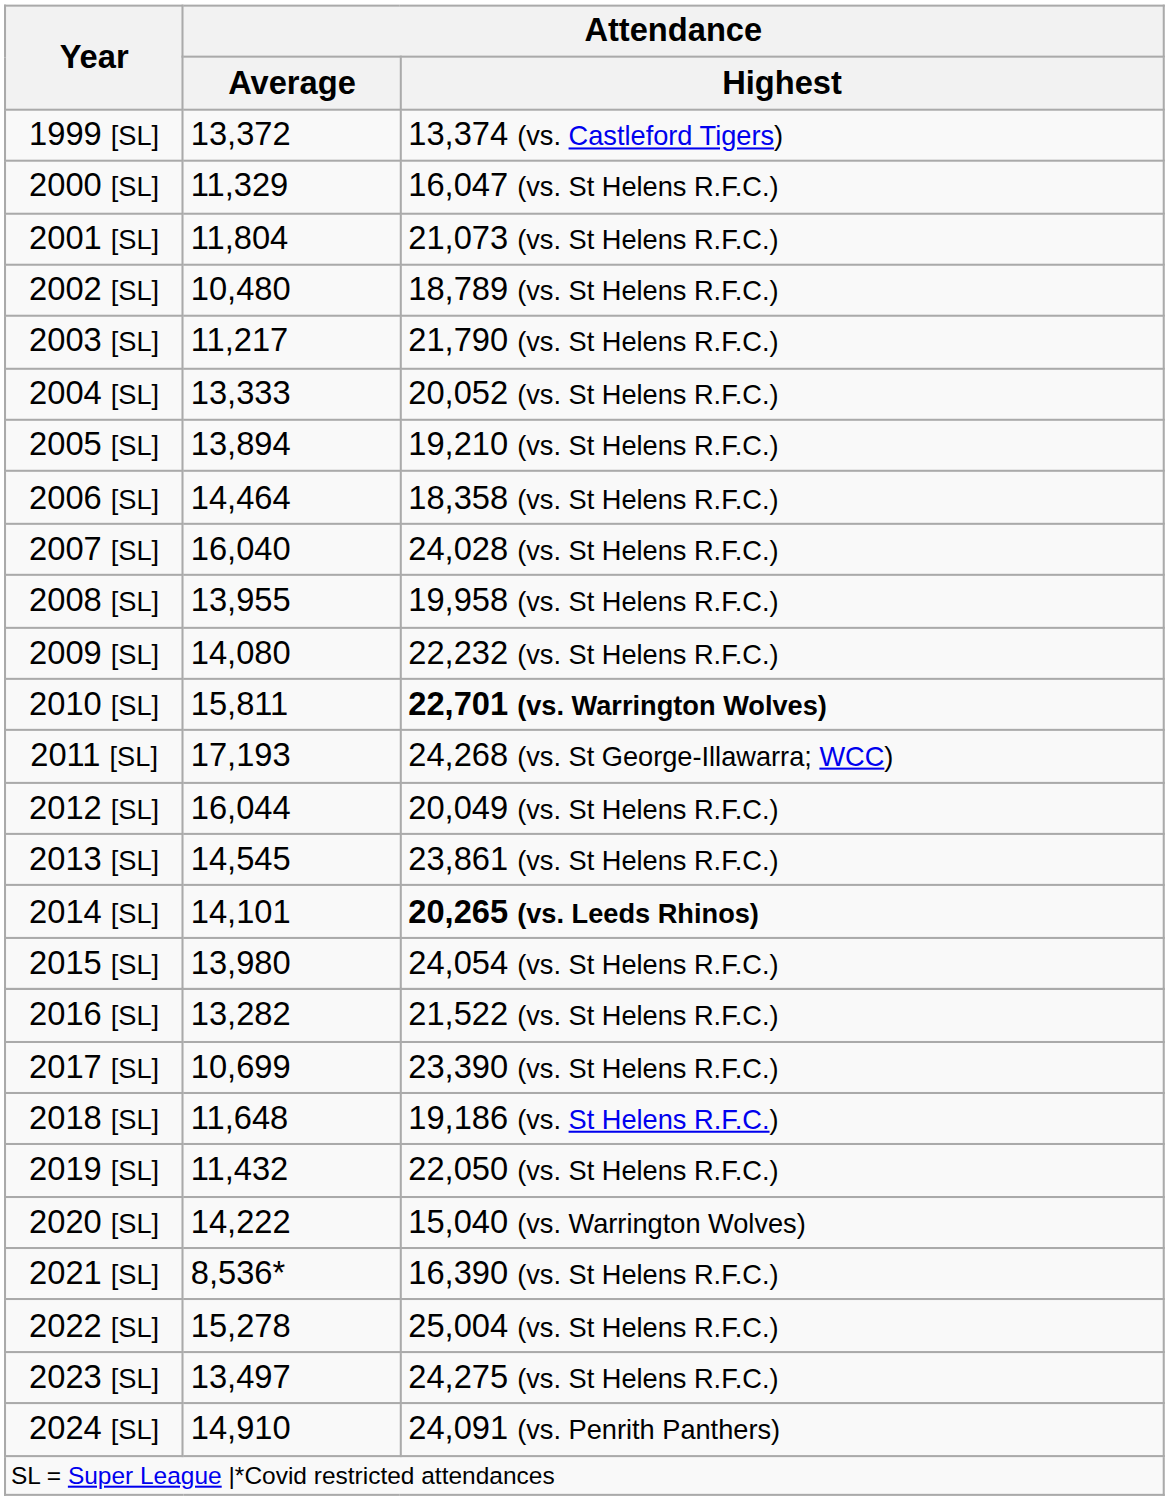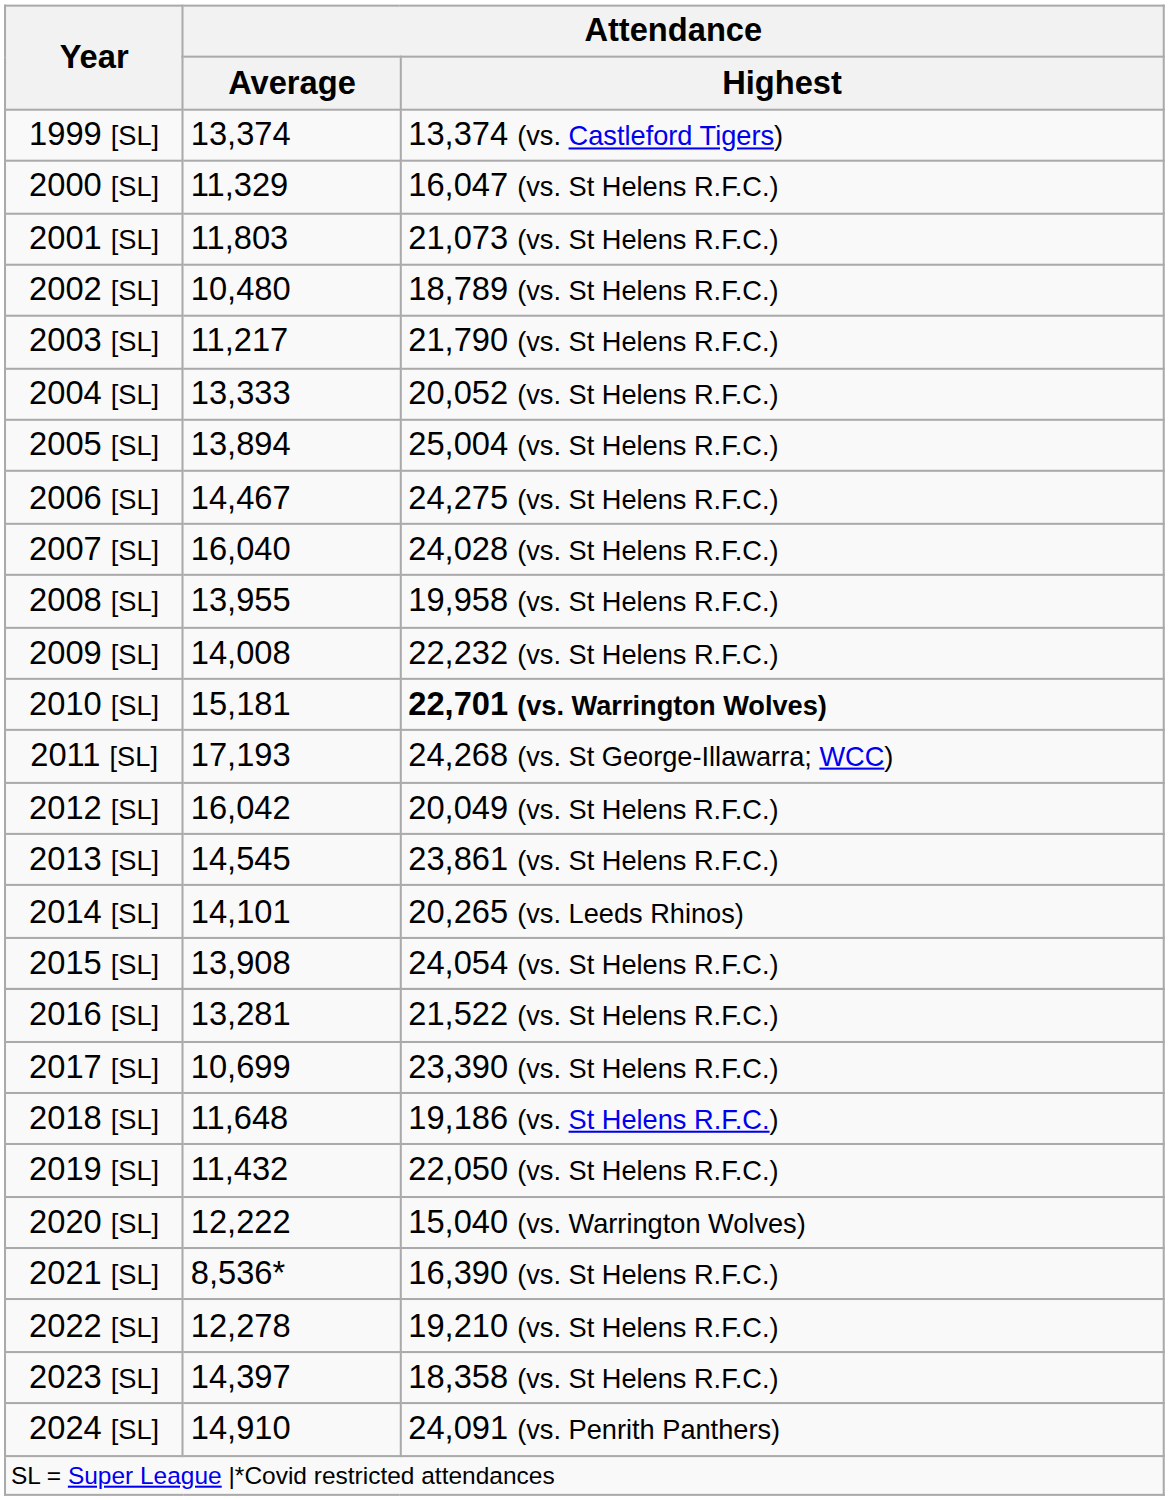(241, 134) 13,372 -> (241, 134) 13,374
(239, 238) 11,804 -> (239, 238) 11,803
(593, 445) 19,210 (vs. St Helens R.F.C.) -> (593, 445) 25,004 (vs. St Helens R.F.C.)
(241, 496) 14,464 -> (241, 496) 14,467
(593, 496) 18,358 (vs. St Helens R.F.C.) -> (593, 496) 24,275 (vs. St Helens R.F.C.)
(241, 652) 14,080 -> (241, 652) 14,008
(239, 703) 15,811 -> (241, 703) 15,181
(241, 807) 16,044 -> (241, 807) 16,042
(584, 911) bold -> (576, 911) normal
(241, 962) 13,980 -> (241, 962) 13,908
(241, 1014) 13,282 -> (241, 1014) 13,281
(241, 1221) 14,222 -> (241, 1221) 12,222
(241, 1325) 15,278 -> (241, 1325) 12,278
(593, 1325) 25,004 (vs. St Helens R.F.C.) -> (593, 1325) 19,210 (vs. St Helens R.F.C.)
(241, 1376) 13,497 -> (241, 1376) 14,397
(593, 1376) 24,275 (vs. St Helens R.F.C.) -> (593, 1376) 18,358 (vs. St Helens R.F.C.)
